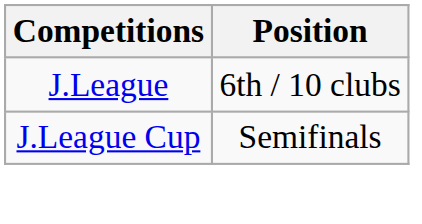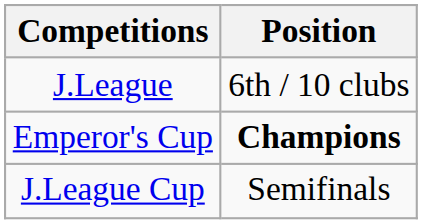+ row: (113, 137)
